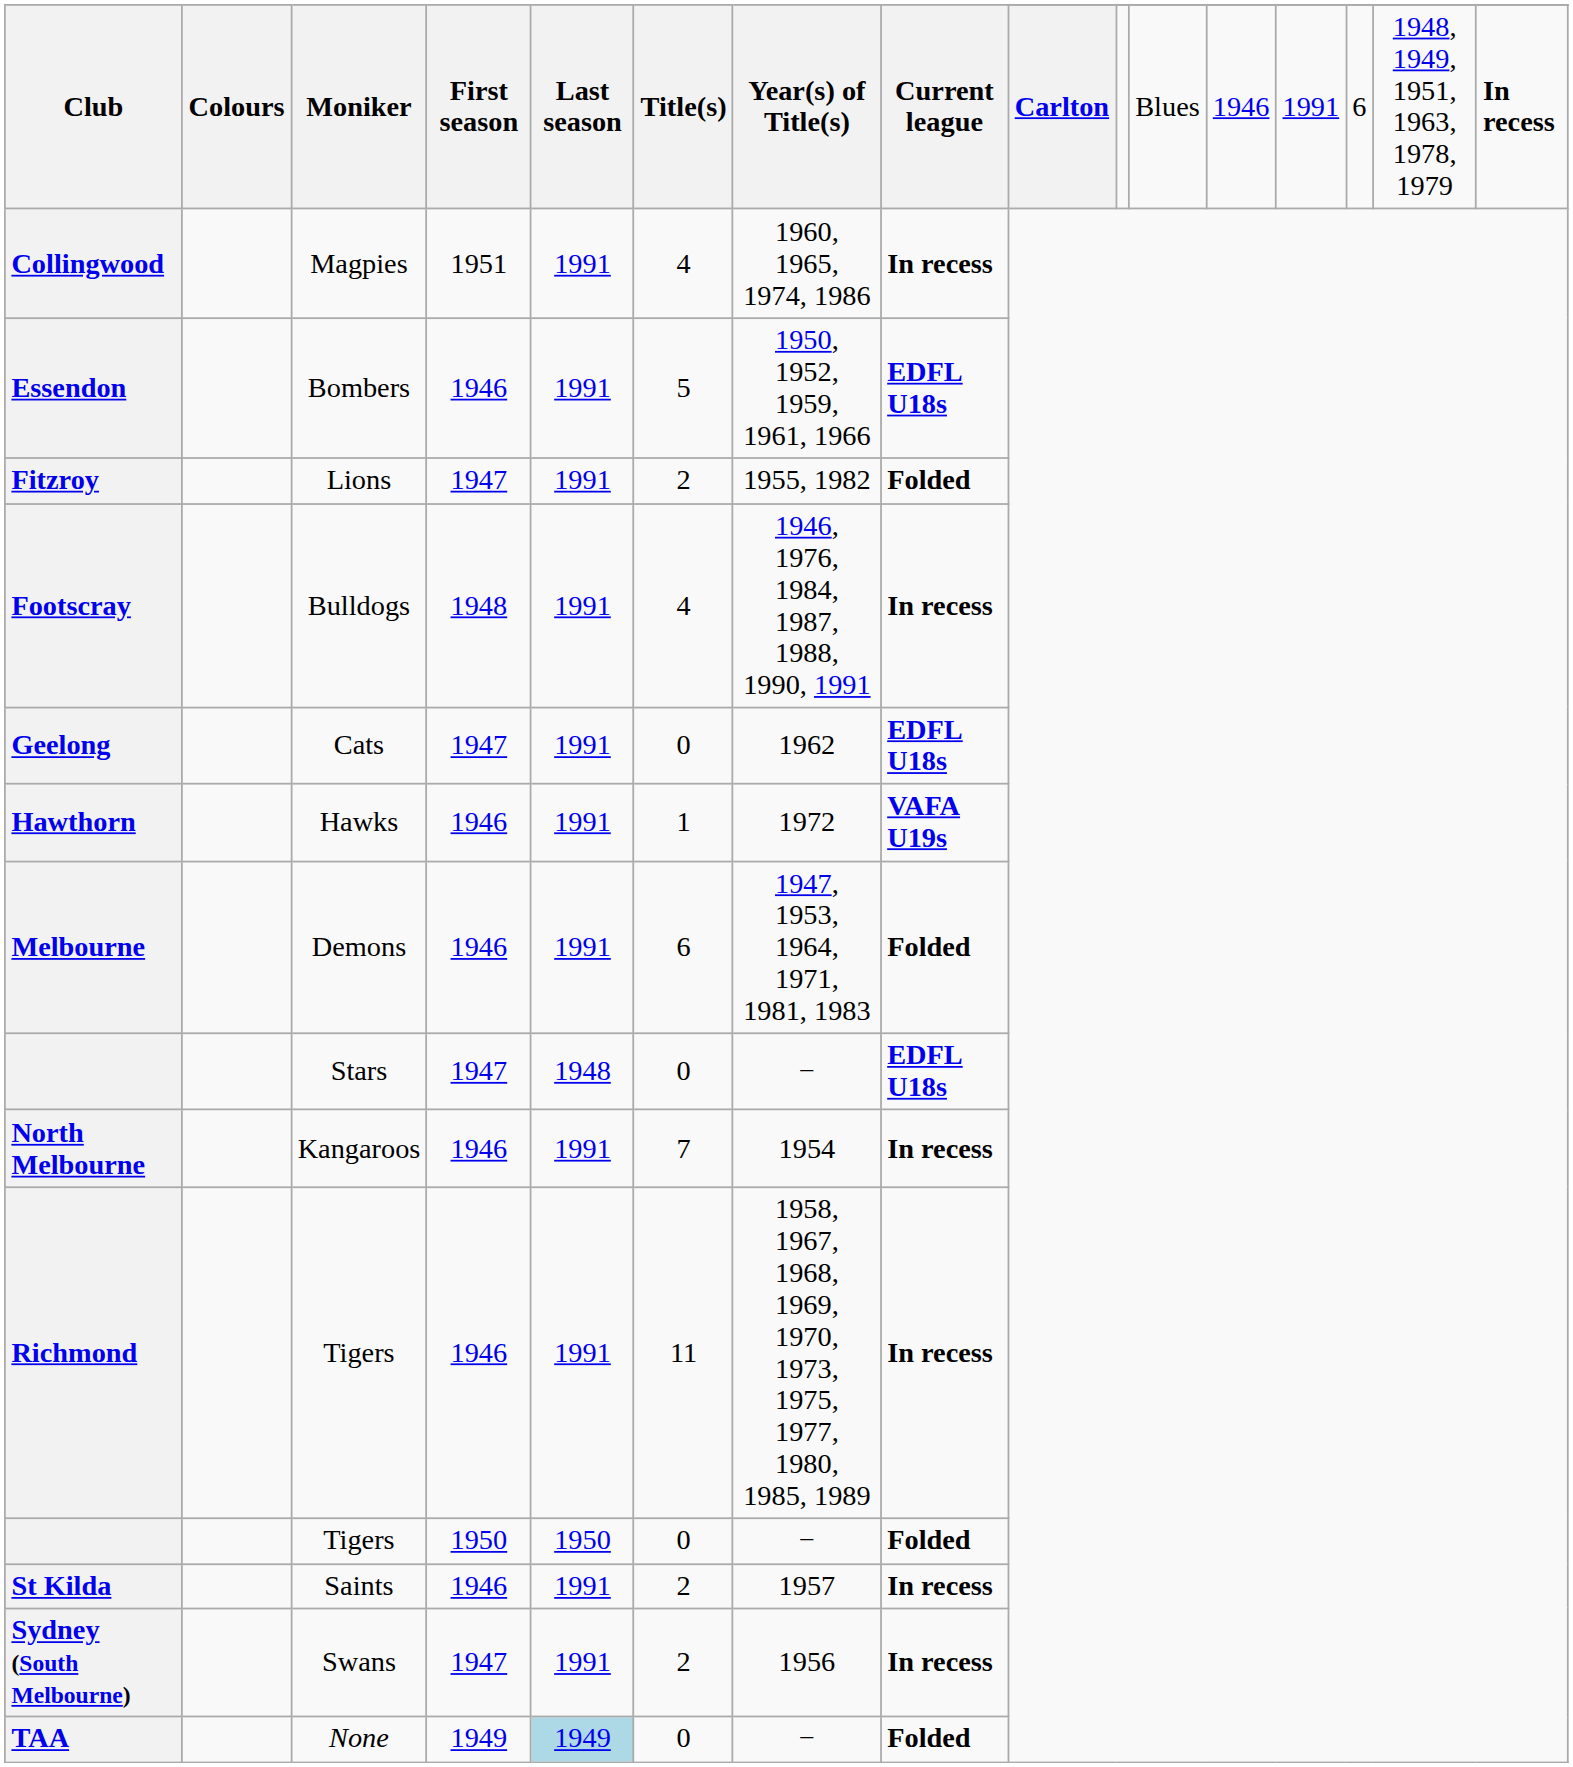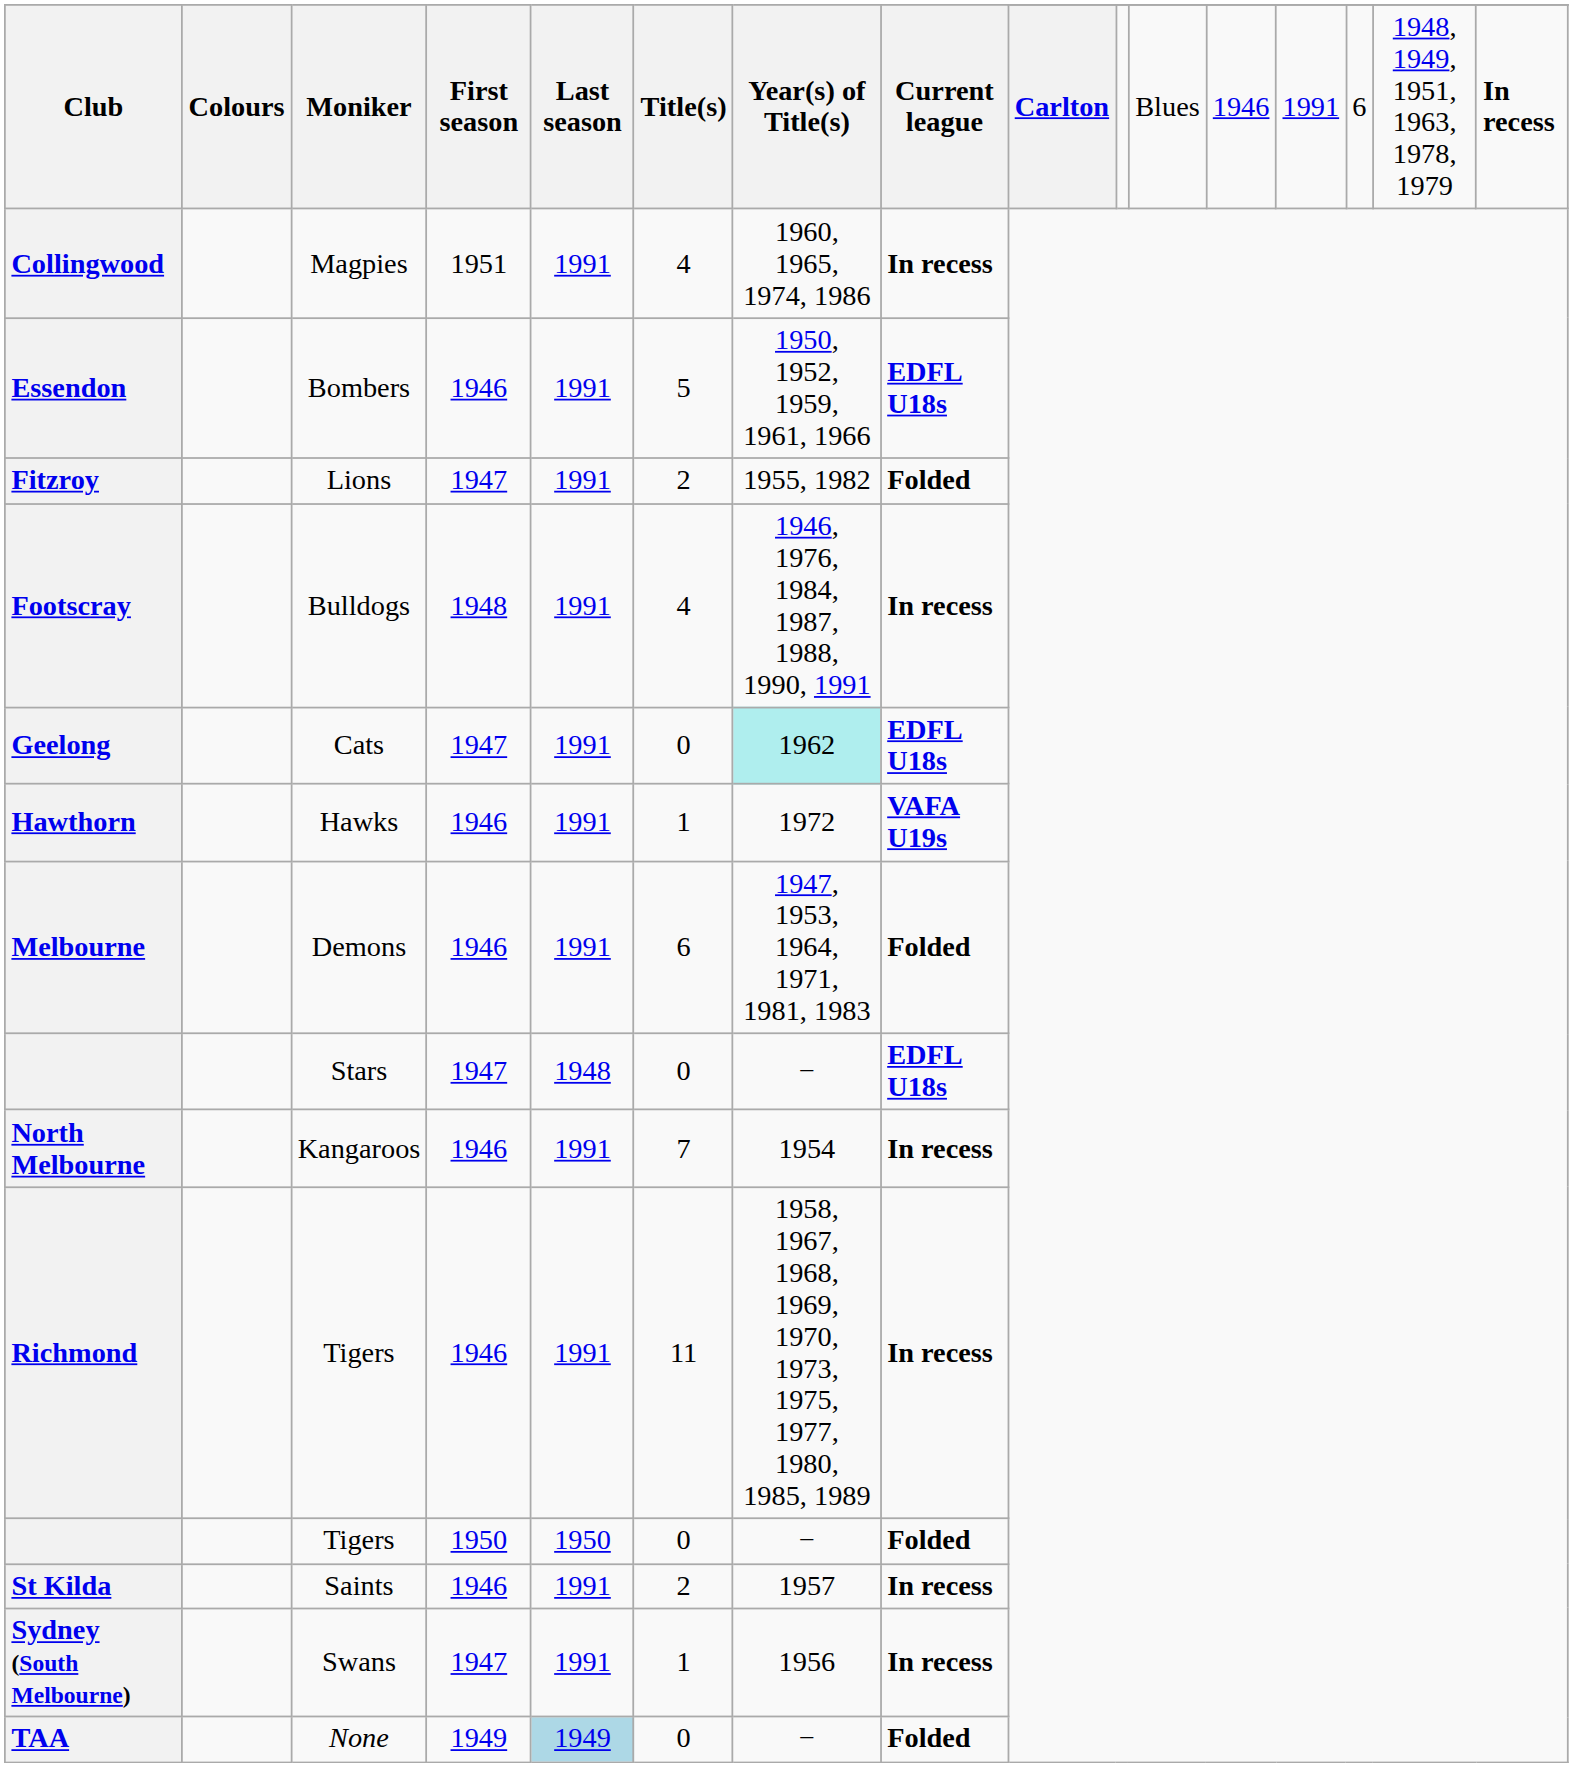(807, 745) no background -> (807, 745) paleturquoise background
(684, 1662) 2 -> (684, 1662) 1
